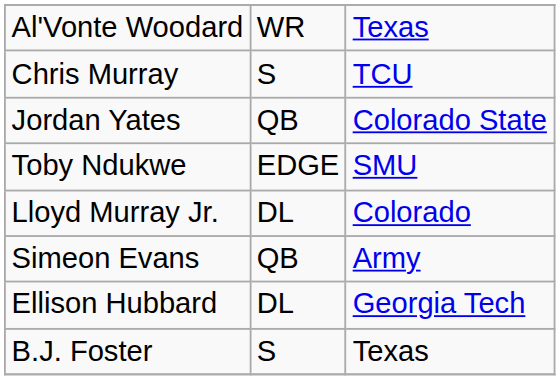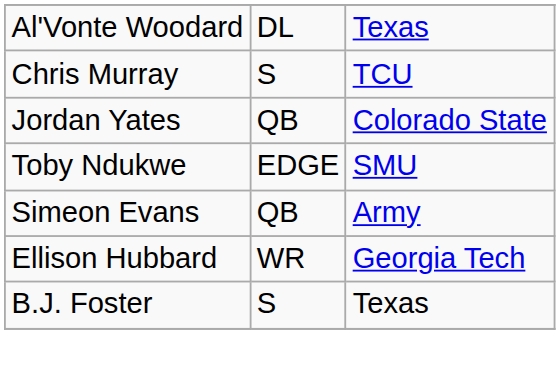(281, 27) WR -> (275, 27) DL
- row: (115, 212)
(275, 304) DL -> (281, 258) WR
